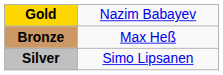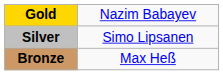rows swapped: (41, 59) <-> (41, 37)
